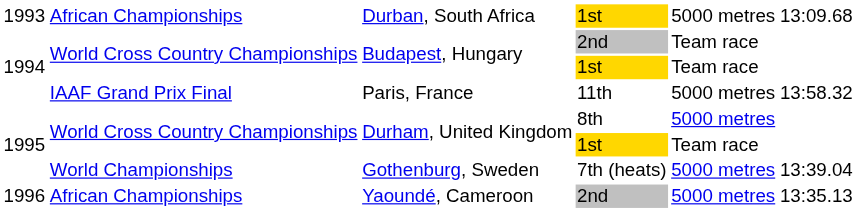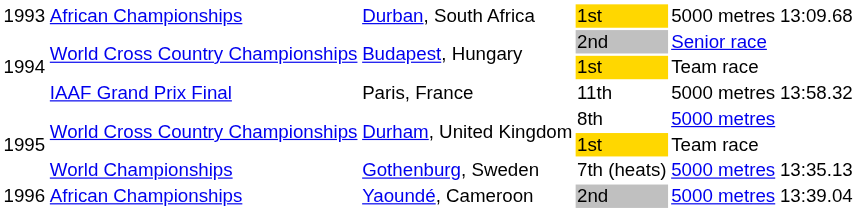(715, 41) Team race -> (719, 41) Senior race
(816, 170) 13:39.04 -> (816, 170) 13:35.13
(816, 196) 13:35.13 -> (816, 196) 13:39.04
